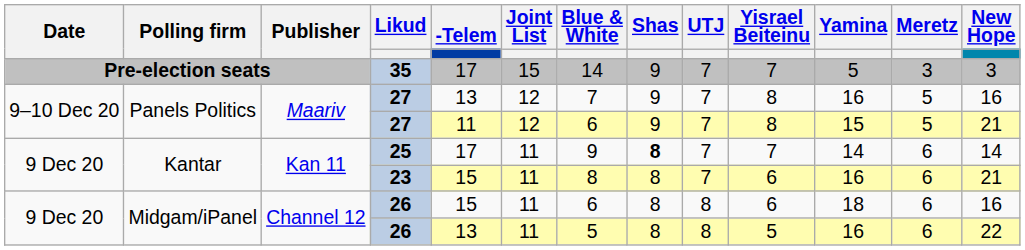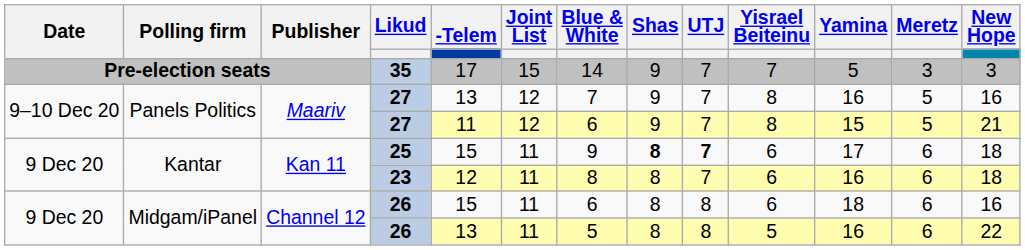(466, 151) 17 -> (466, 151) 15
(706, 151) normal -> (706, 151) bold
(772, 151) 7 -> (772, 151) 6
(853, 151) 14 -> (853, 151) 17
(991, 151) 14 -> (991, 151) 18
(466, 178) 15 -> (466, 178) 12
(991, 178) 21 -> (991, 178) 18
